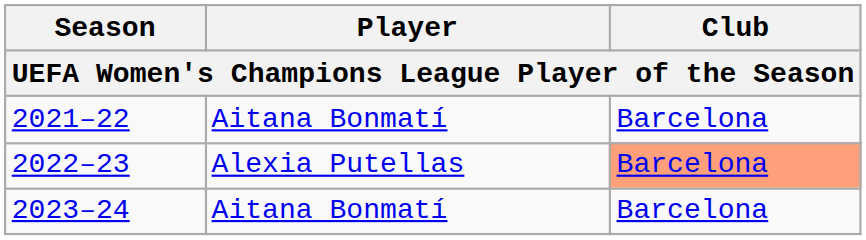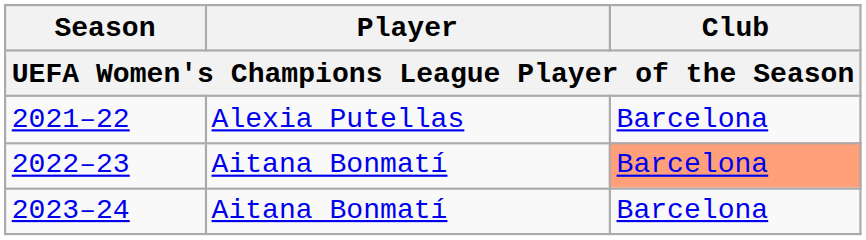(330, 119) Aitana Bonmatí -> (338, 119) Alexia Putellas
(338, 165) Alexia Putellas -> (330, 165) Aitana Bonmatí
